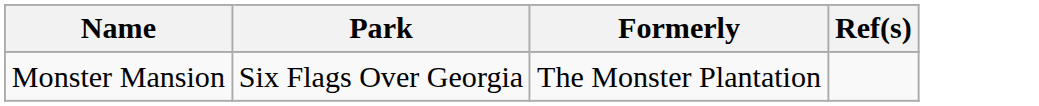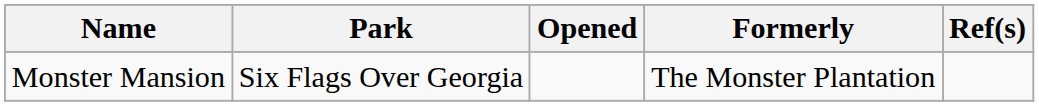+ column: (587, 28)
